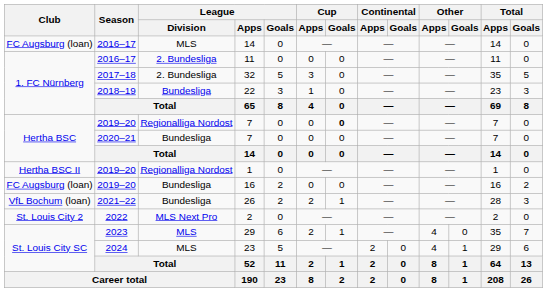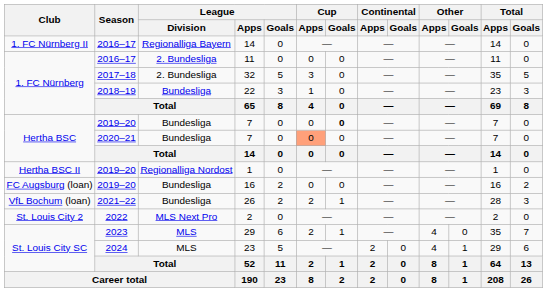(50, 43) FC Augsburg (loan) -> (50, 43) 1. FC Nürnberg II
(186, 43) MLS -> (186, 43) Regionalliga Bayern
(186, 122) Regionalliga Nordost -> (186, 122) Bundesliga
(311, 138) no background -> (311, 138) lightsalmon background
